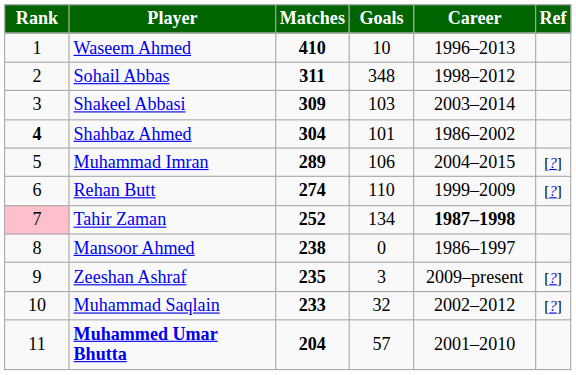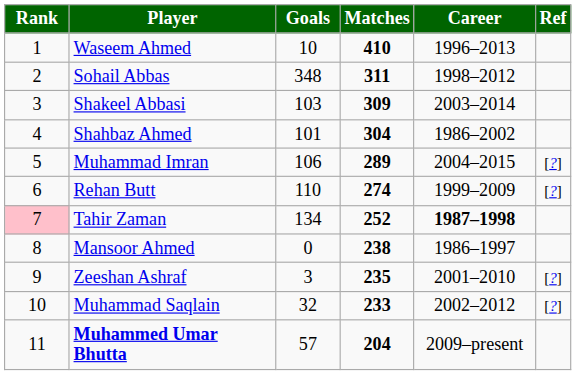columns swapped: (312, 18) <-> (382, 18)
(37, 133) bold -> (37, 133) normal
(475, 276) 2009–present -> (475, 276) 2001–2010
(475, 344) 2001–2010 -> (475, 344) 2009–present
